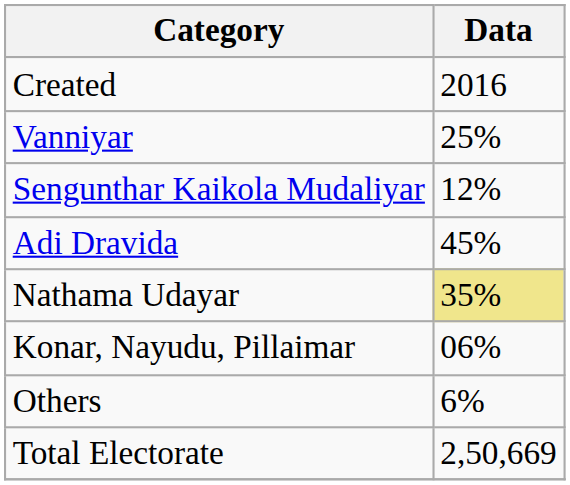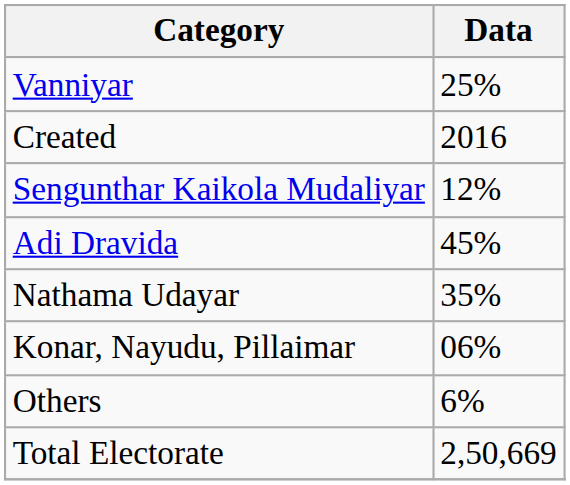rows swapped: (64, 83) <-> (73, 136)
(471, 294) khaki background -> (471, 294) no background
